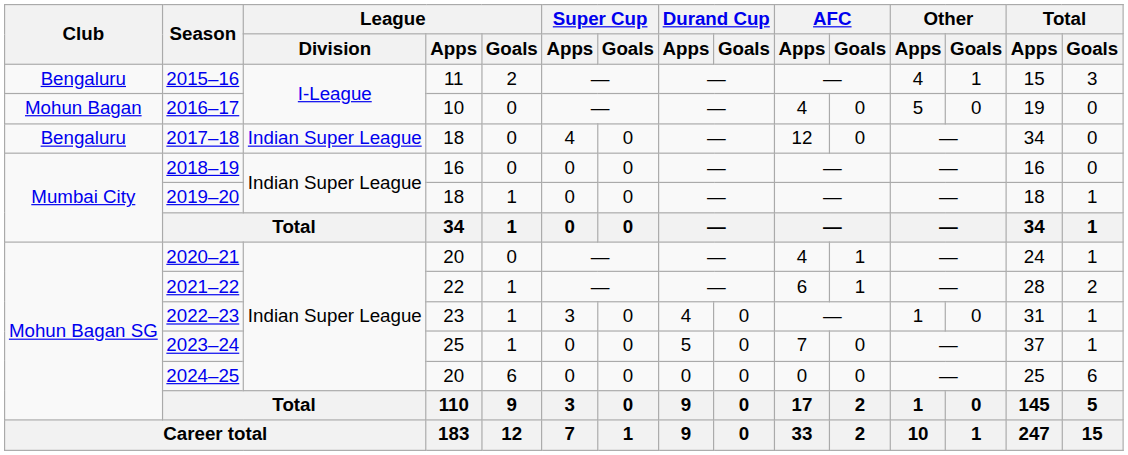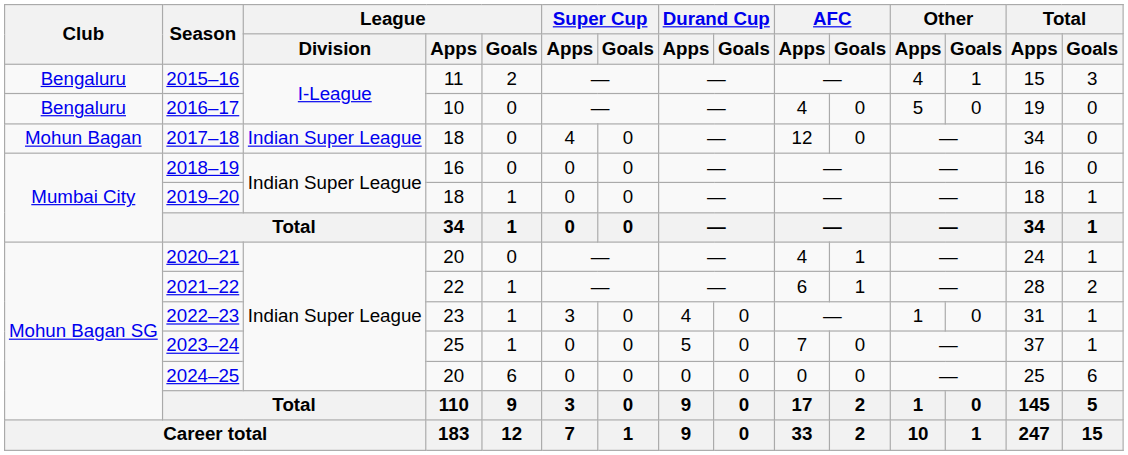(83, 108) Mohun Bagan -> (83, 108) Bengaluru
(83, 138) Bengaluru -> (83, 138) Mohun Bagan
